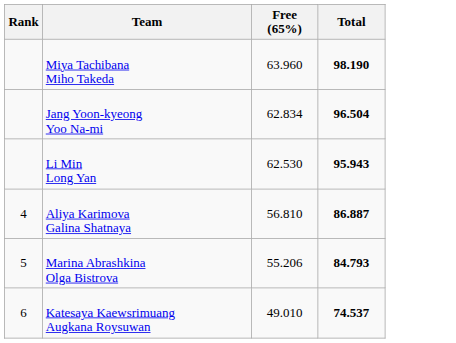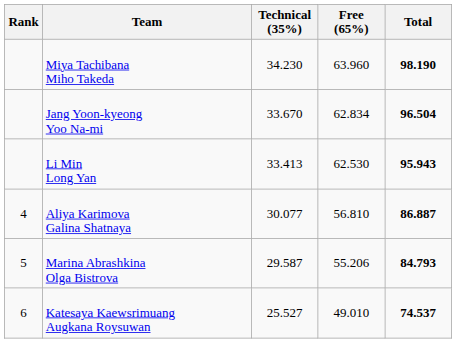+ column: (285, 22)
